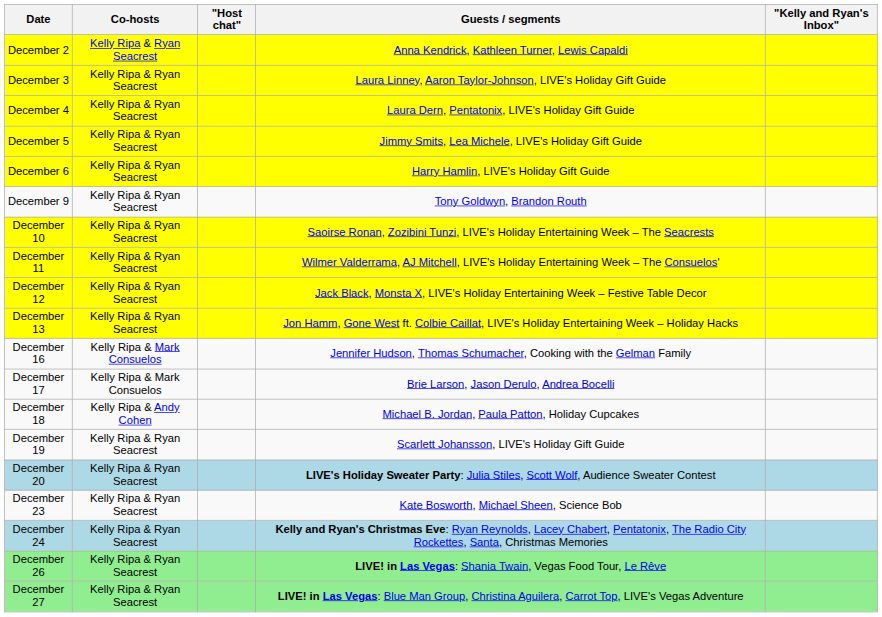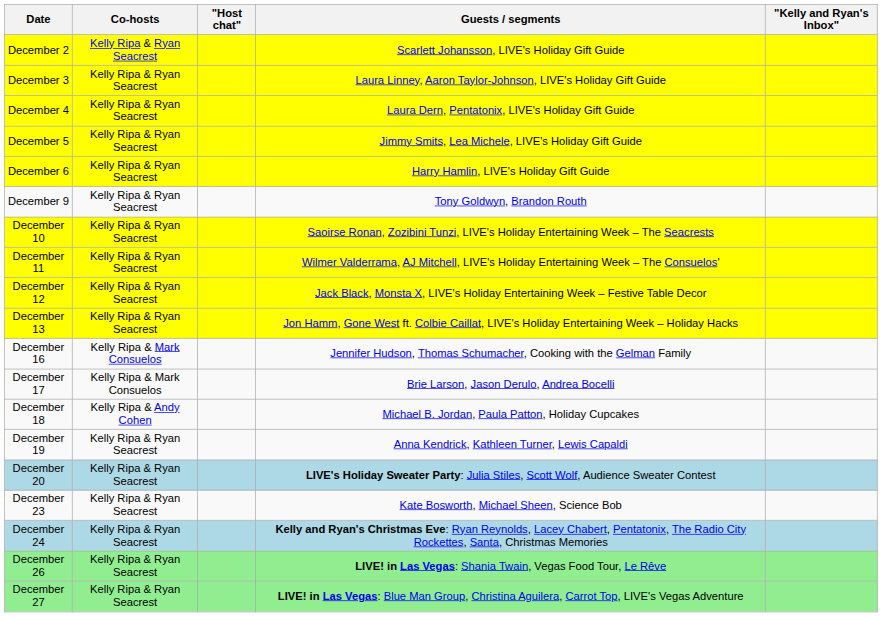(511, 50) Anna Kendrick, Kathleen Turner, Lewis Capaldi -> (511, 50) Scarlett Johansson, LIVE's Holiday Gift Guide
(511, 444) Scarlett Johansson, LIVE's Holiday Gift Guide -> (511, 444) Anna Kendrick, Kathleen Turner, Lewis Capaldi
